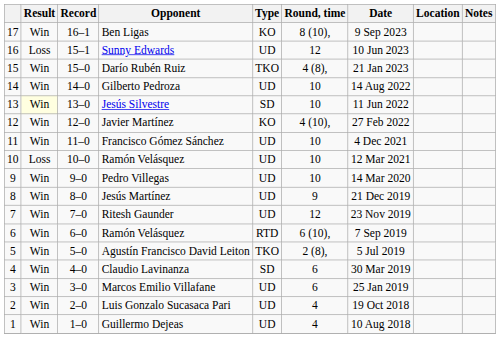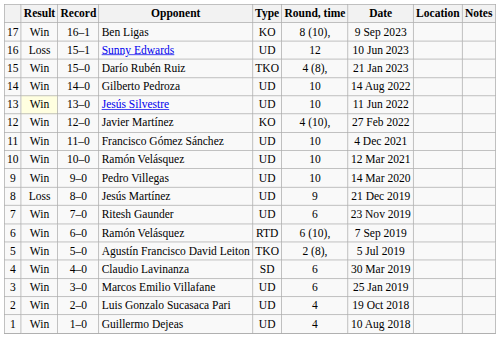(267, 104) SD -> (267, 104) UD
(40, 159) Loss -> (40, 159) Win
(40, 196) Win -> (40, 196) Loss
(315, 214) 12 -> (315, 214) 6
